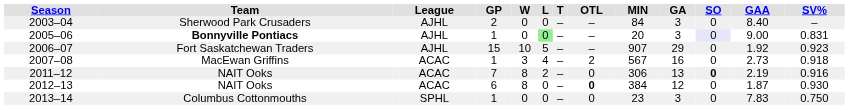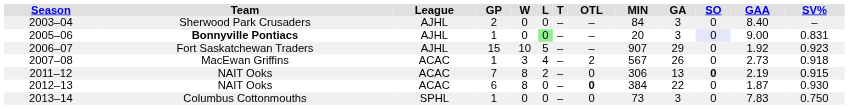(678, 60) 16 -> (678, 60) 26
(814, 73) 0.916 -> (814, 73) 0.915
(678, 86) 12 -> (678, 86) 22
(638, 98) 23 -> (638, 98) 73
